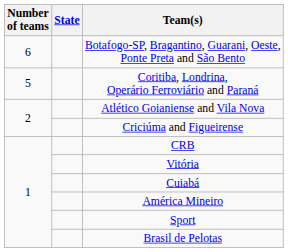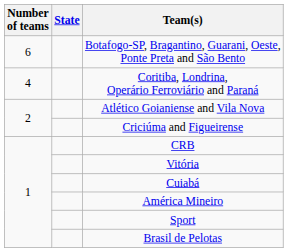(28, 83) 5 -> (28, 83) 4
